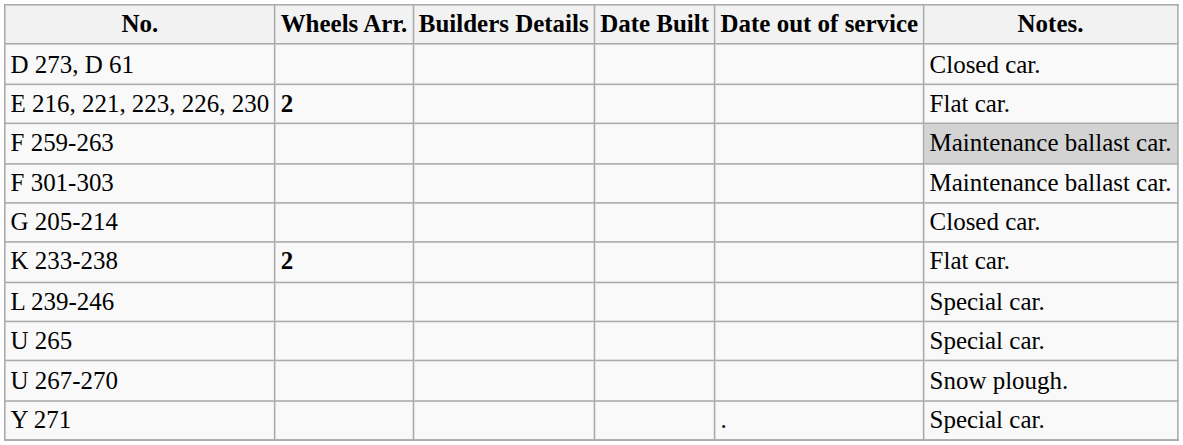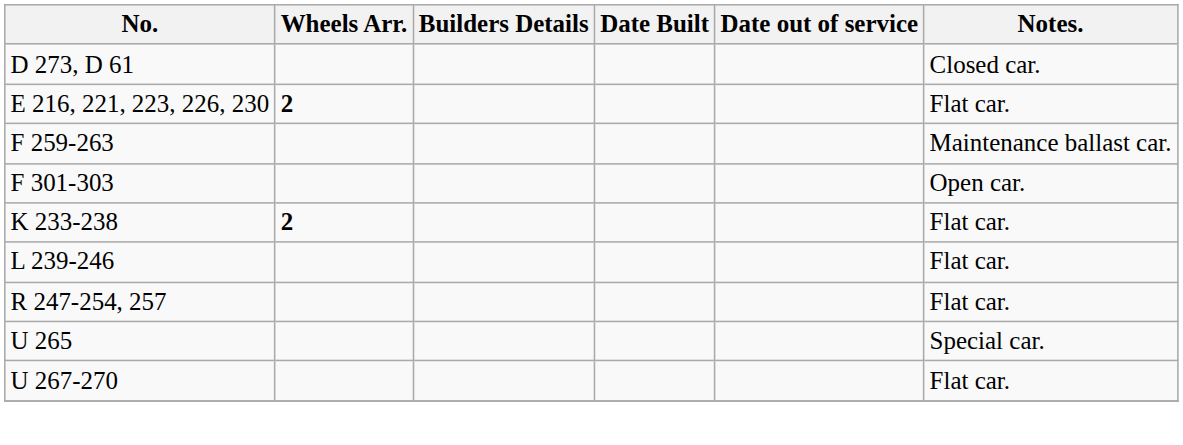(1051, 143) lightgrey background -> (1051, 143) no background
(1051, 182) Maintenance ballast car. -> (977, 182) Open car.
- row: (64, 222)
(987, 301) Special car. -> (970, 261) Flat car.
+ row: (89, 301)
(999, 380) Snow plough. -> (970, 380) Flat car.
- row: (41, 420)
